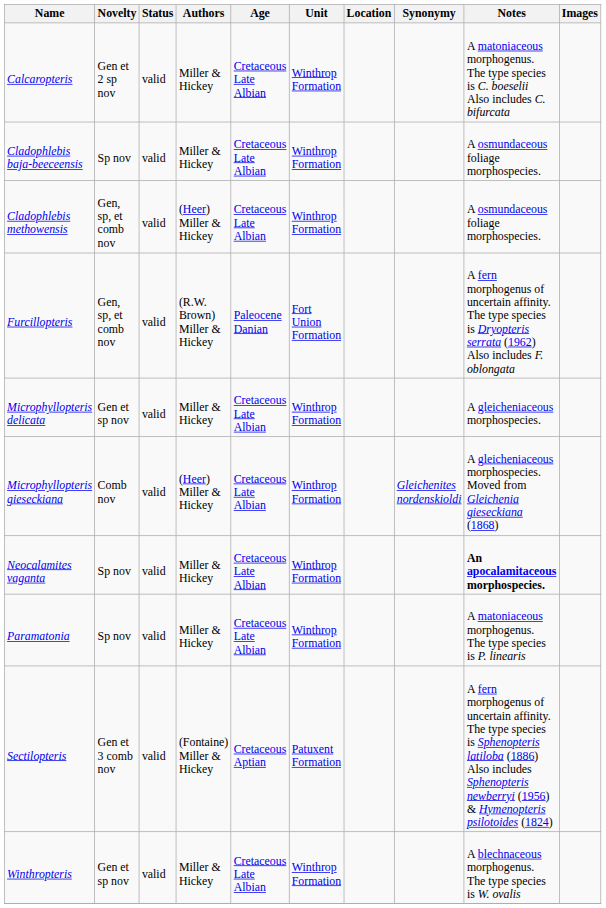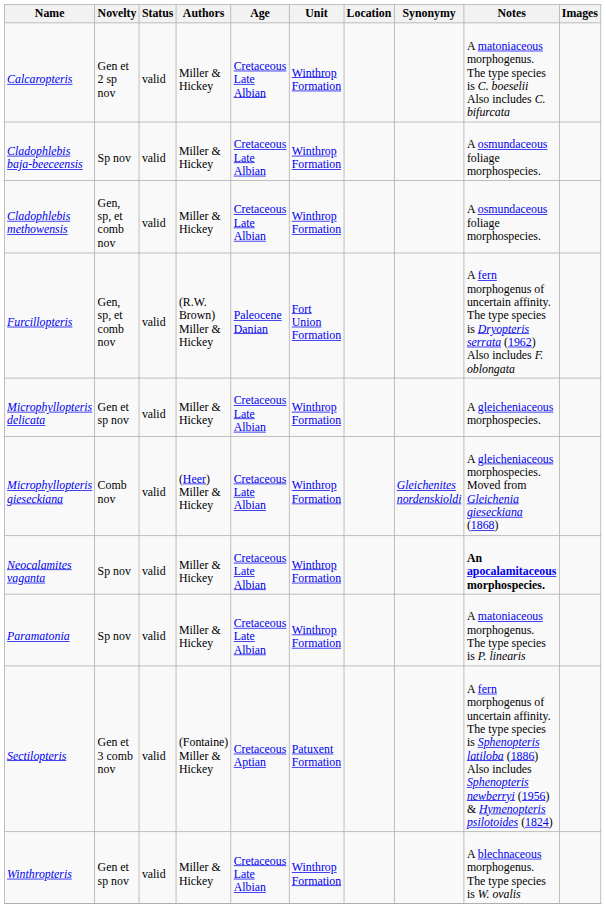(200, 223) (Heer) Miller & Hickey -> (200, 223) Miller & Hickey
